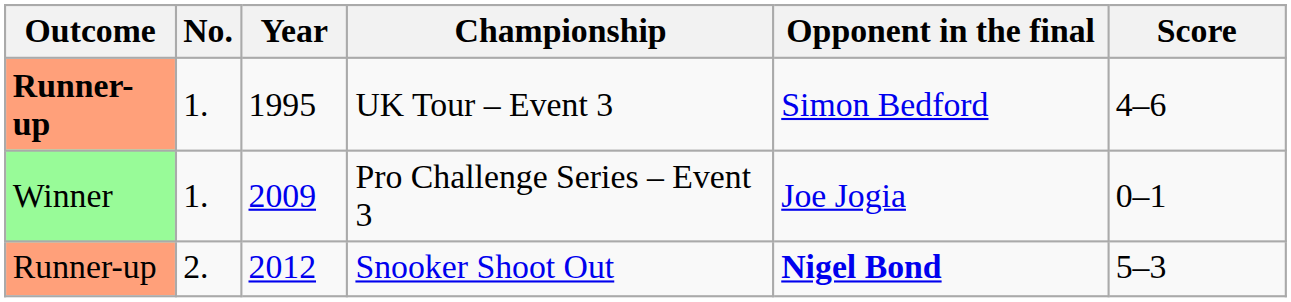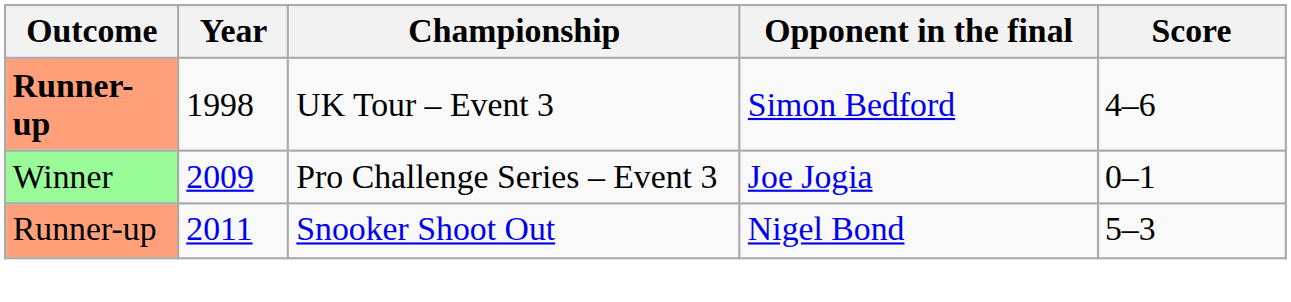- column: (208, 31)
(282, 103) 1995 -> (220, 103) 1998
(282, 267) 2012 -> (219, 229) 2011
(861, 267) bold -> (826, 229) normal
